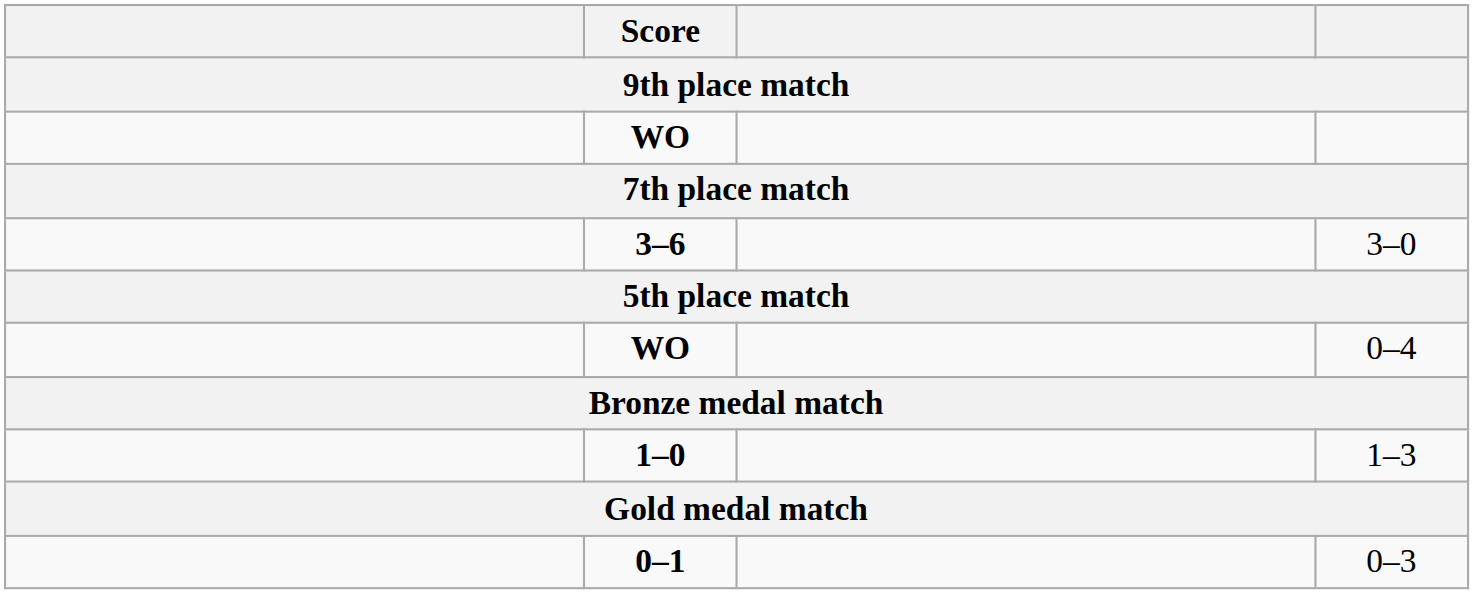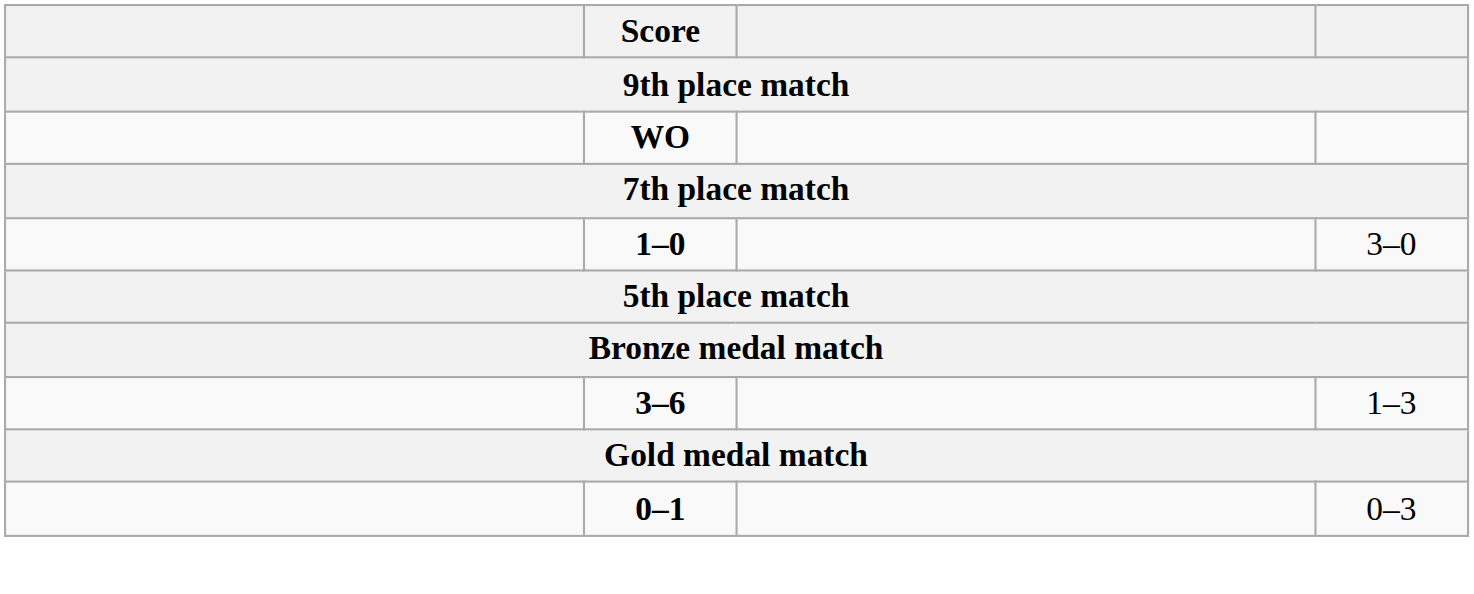(660, 243) 3–6 -> (660, 243) 1–0
- row: (1391, 349)
(660, 455) 1–0 -> (660, 402) 3–6
